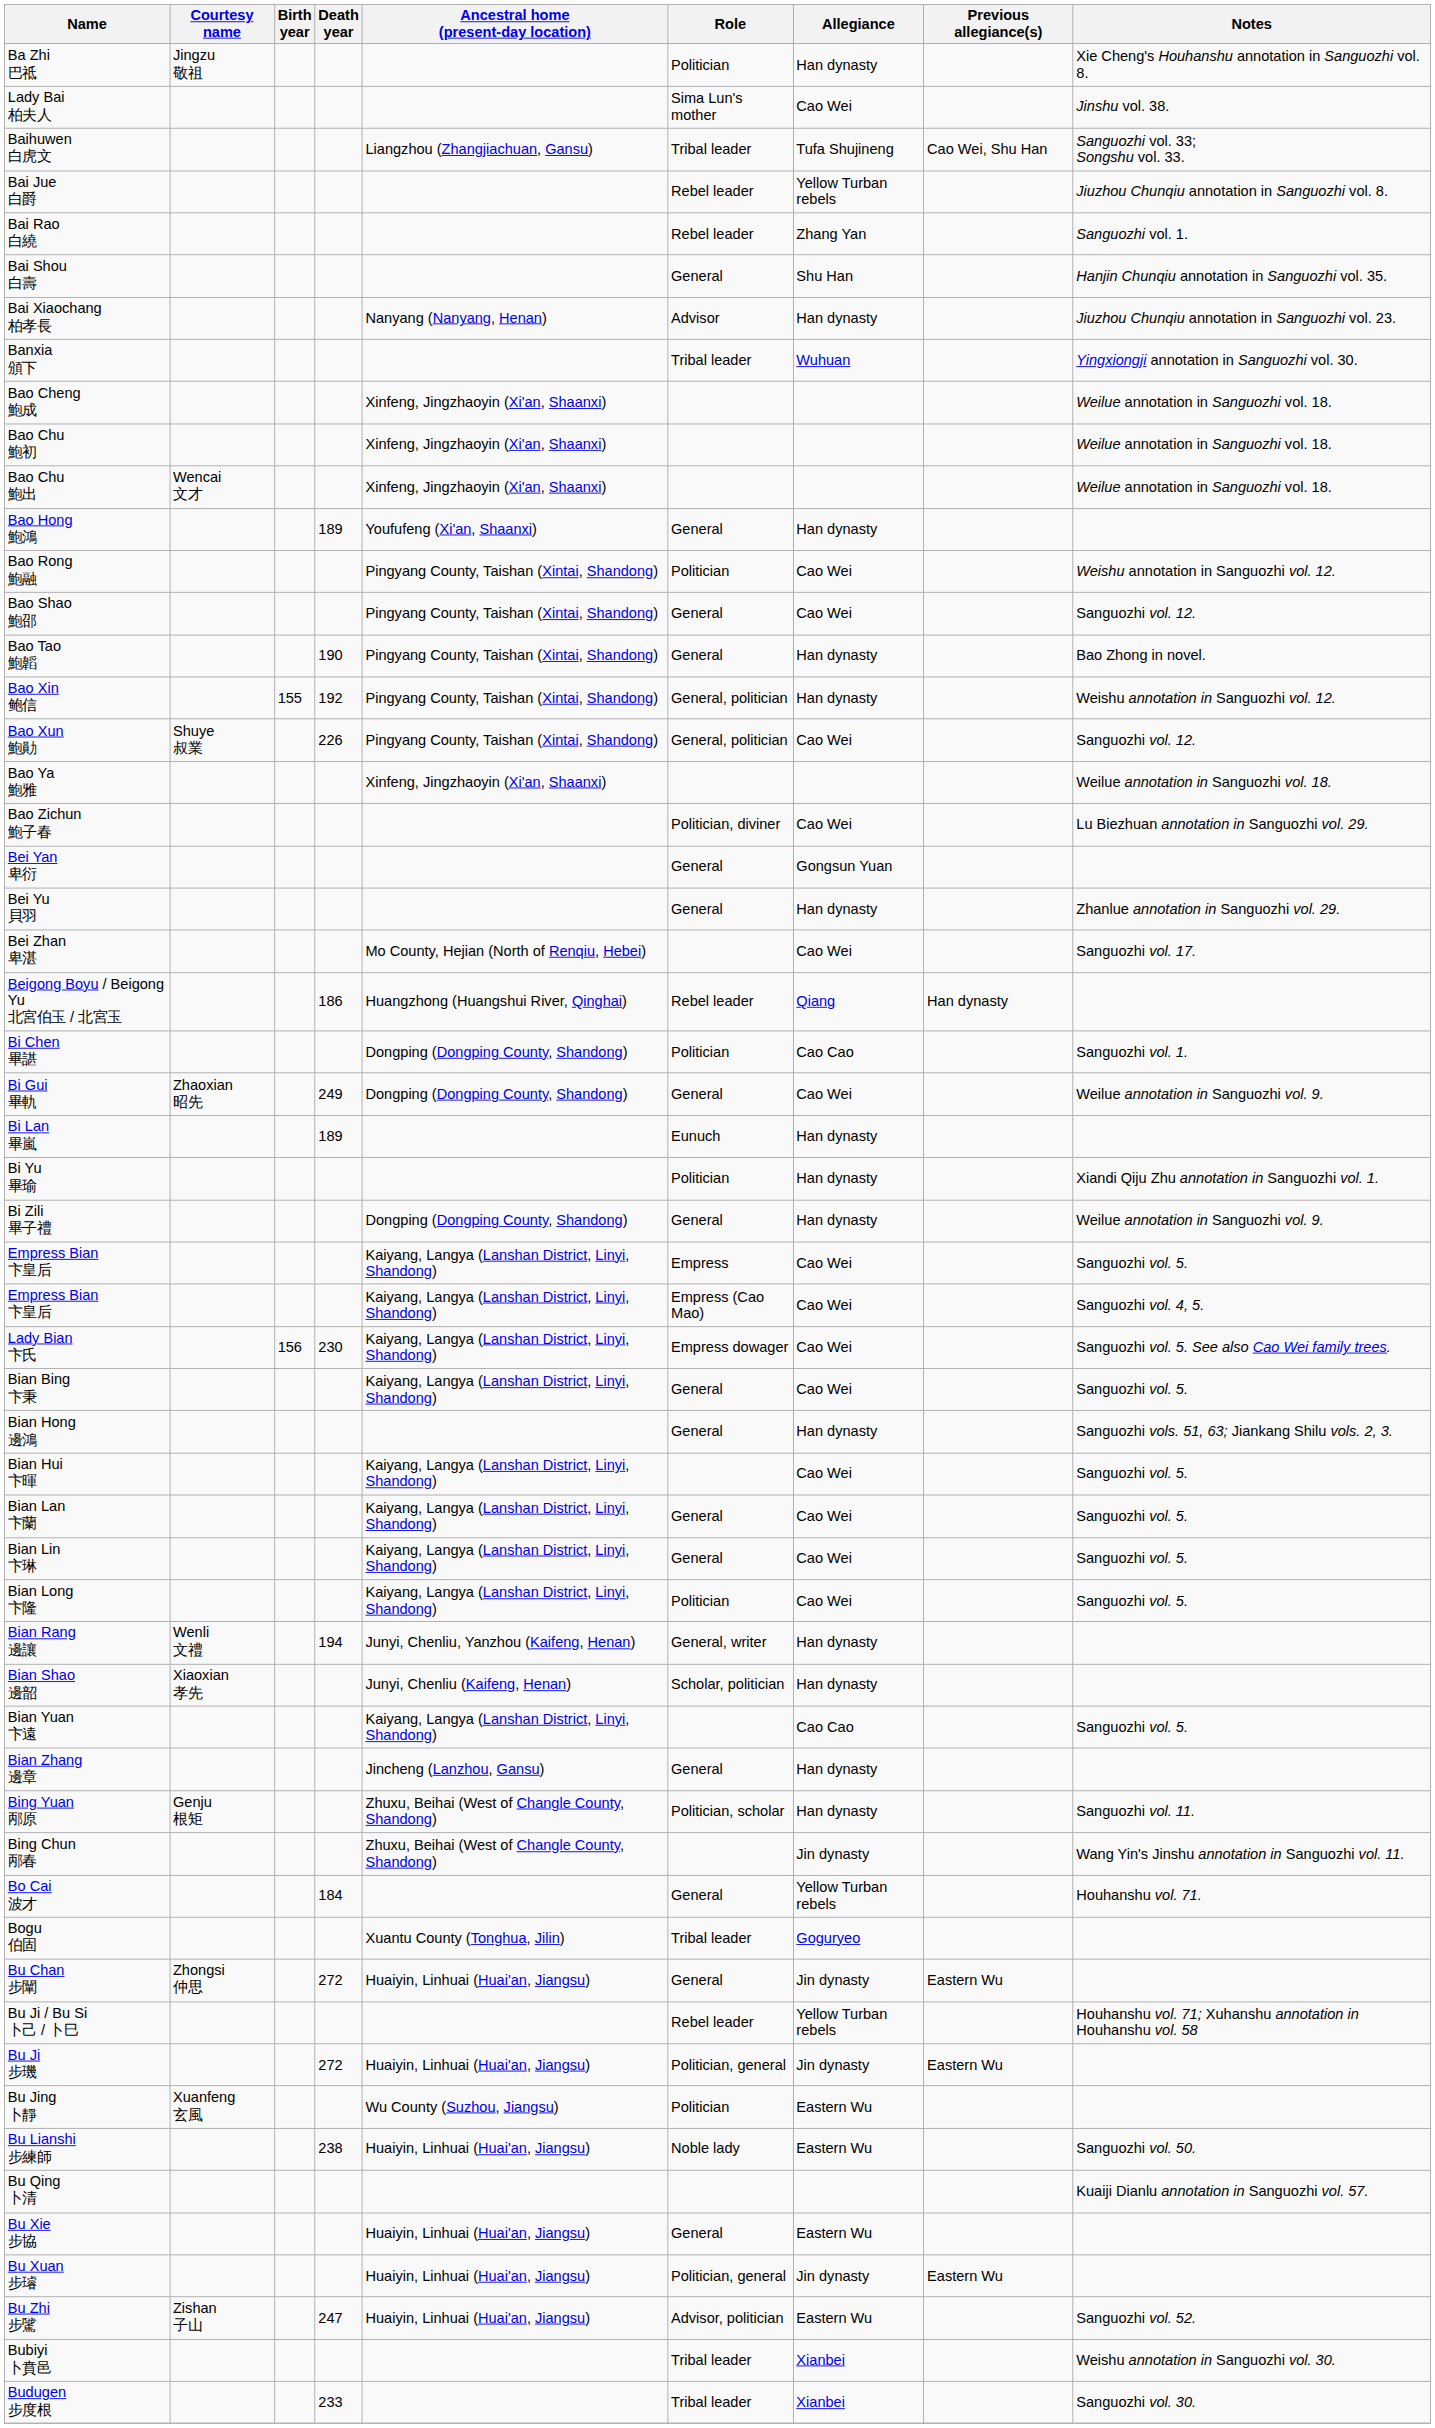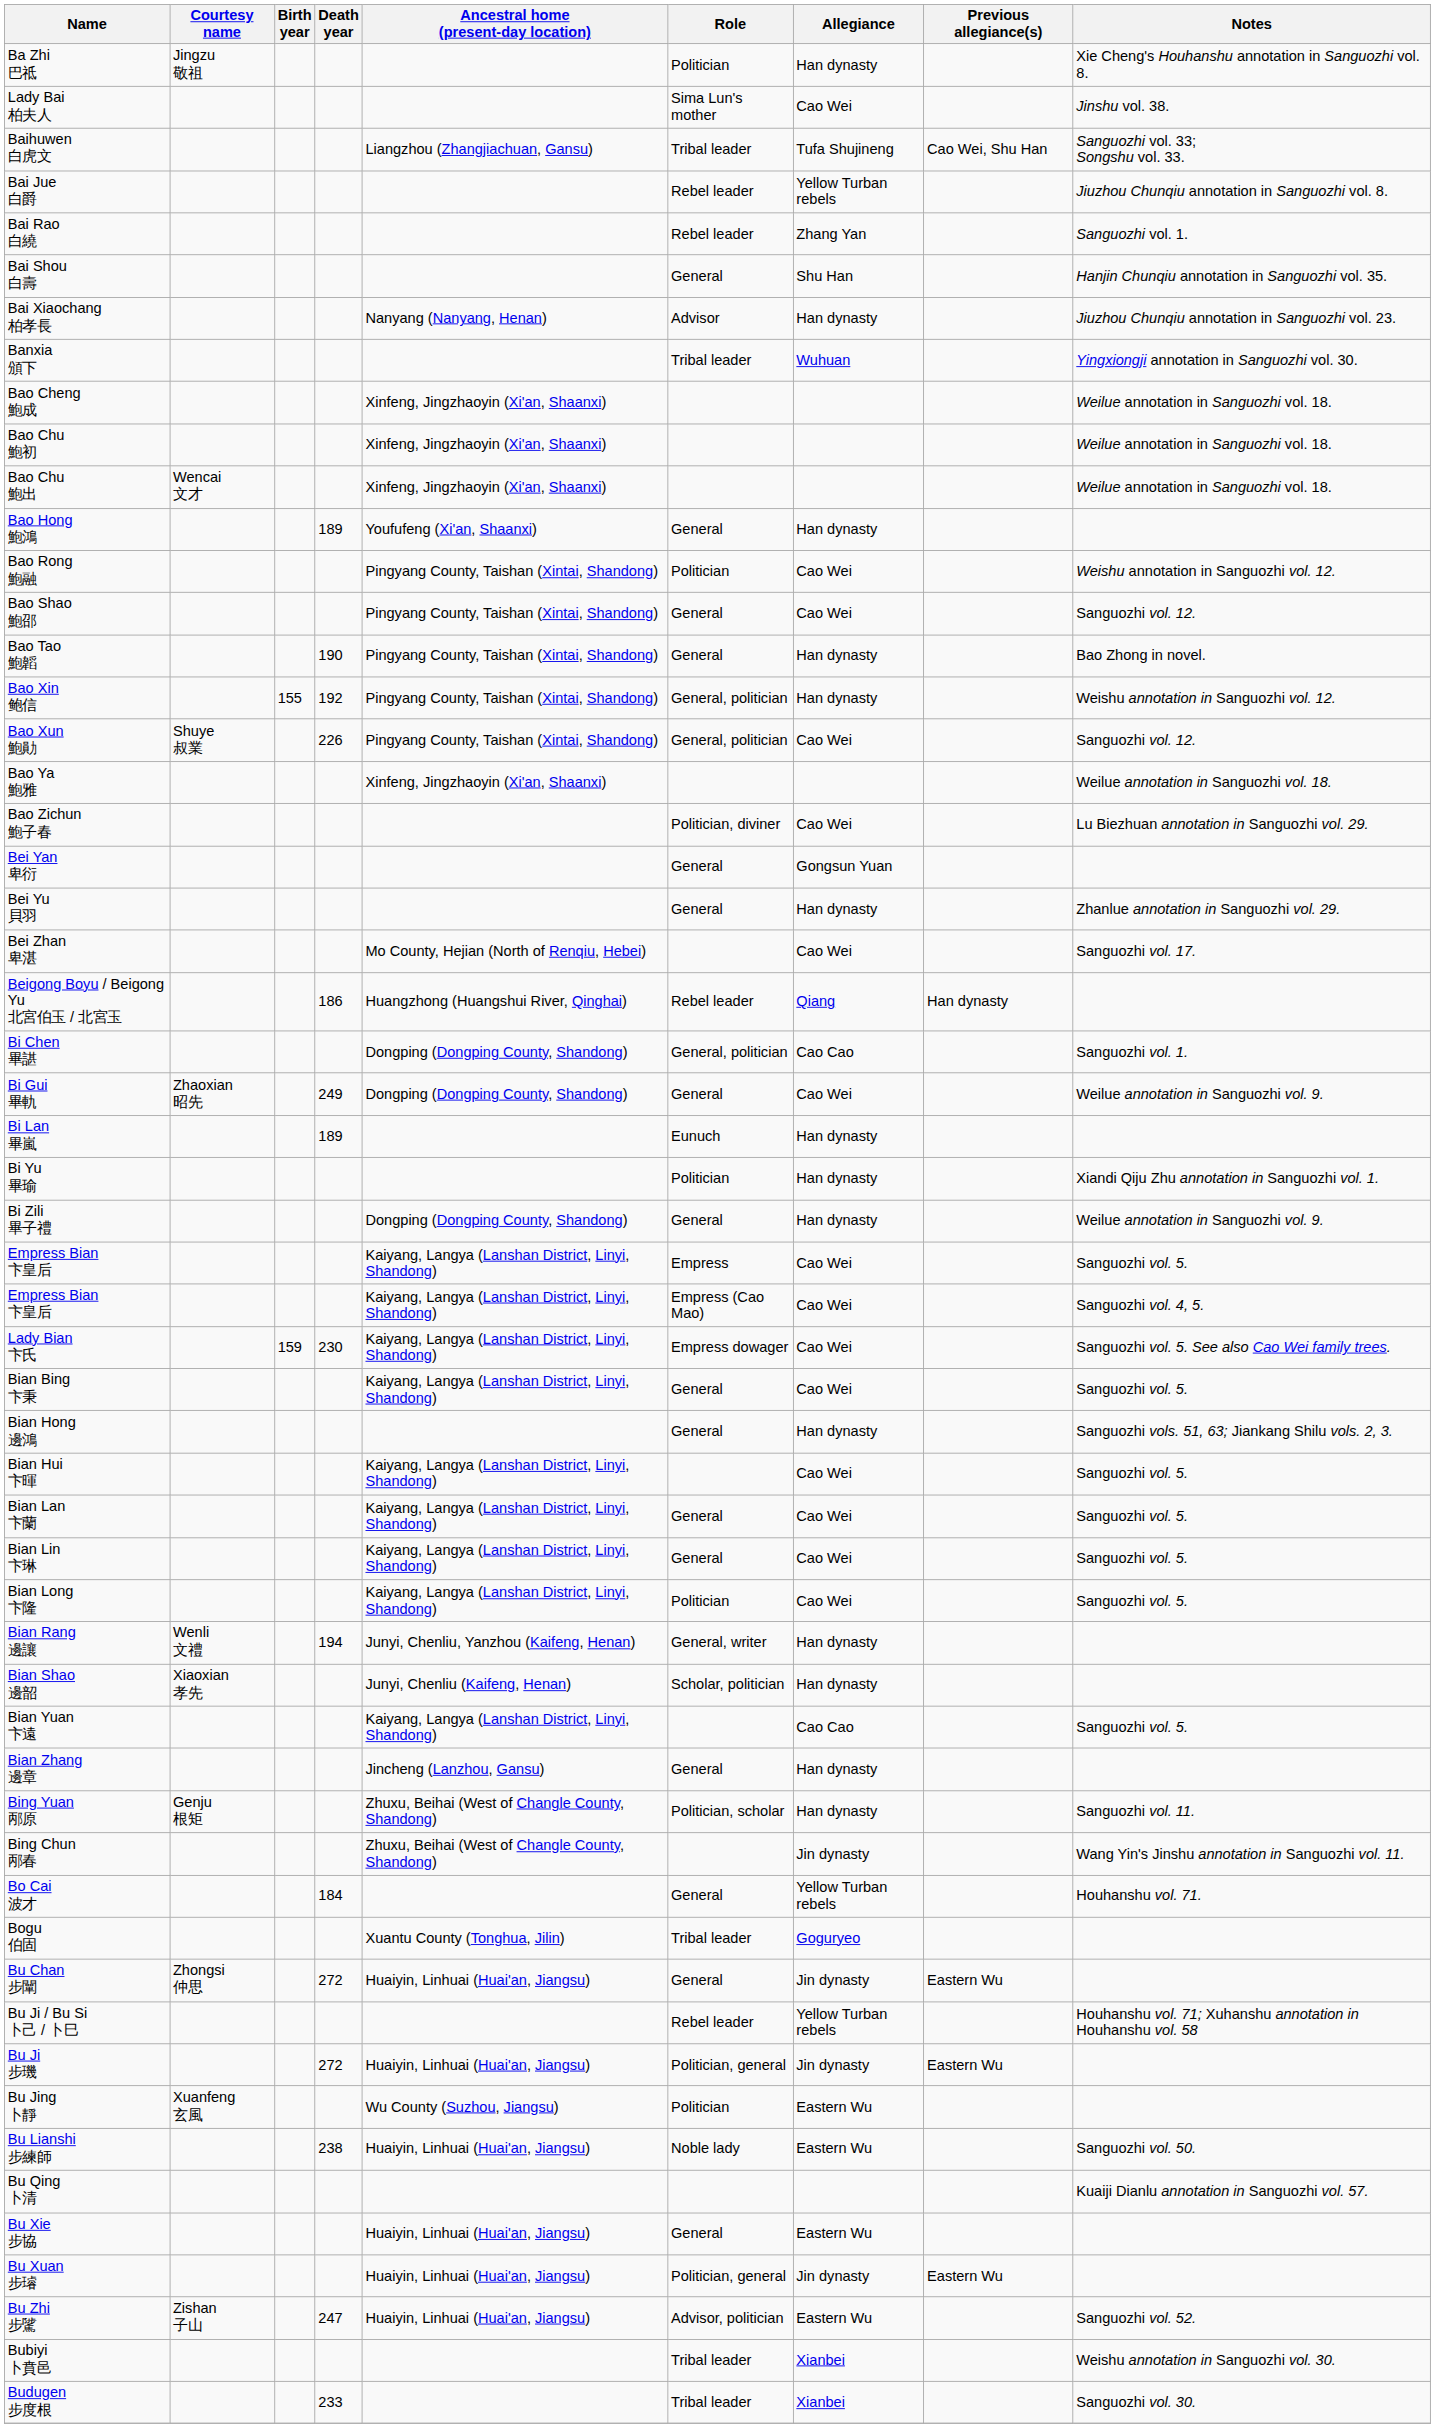(700, 1052) Politician -> (729, 1052) General, politician
(290, 1347) 156 -> (290, 1347) 159
